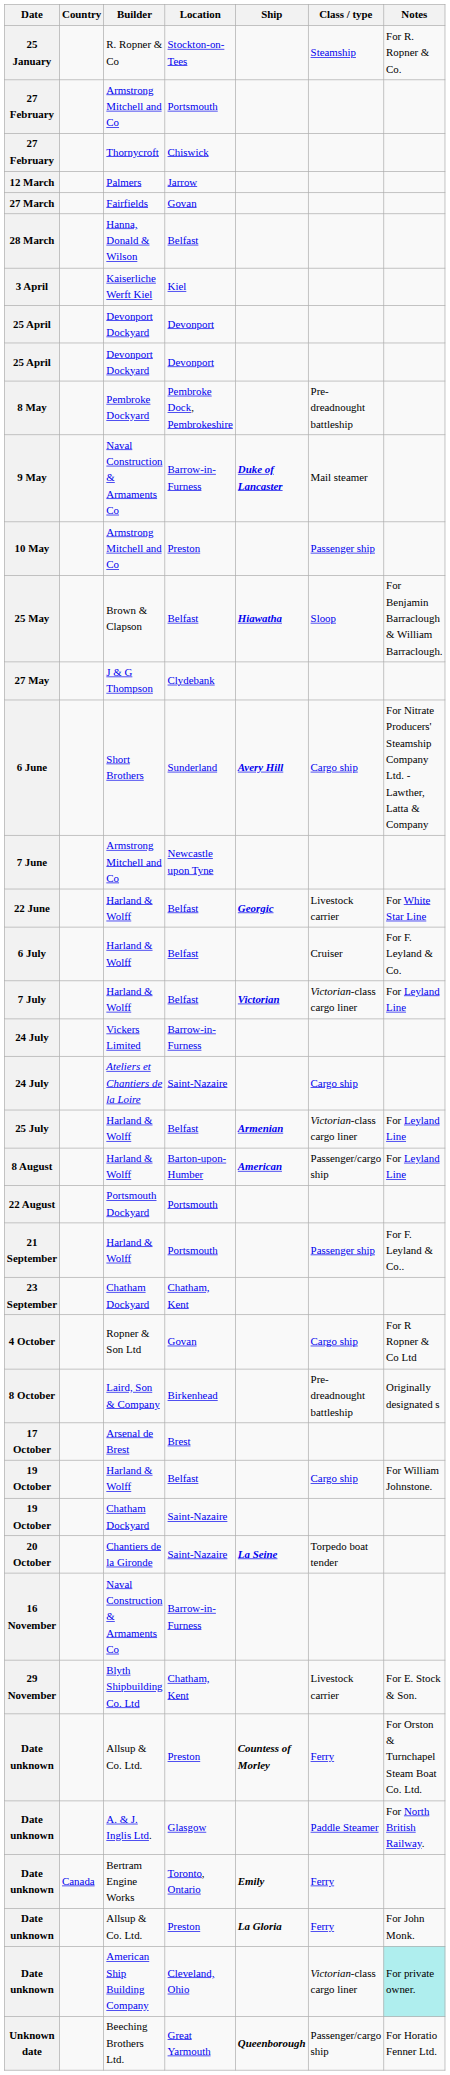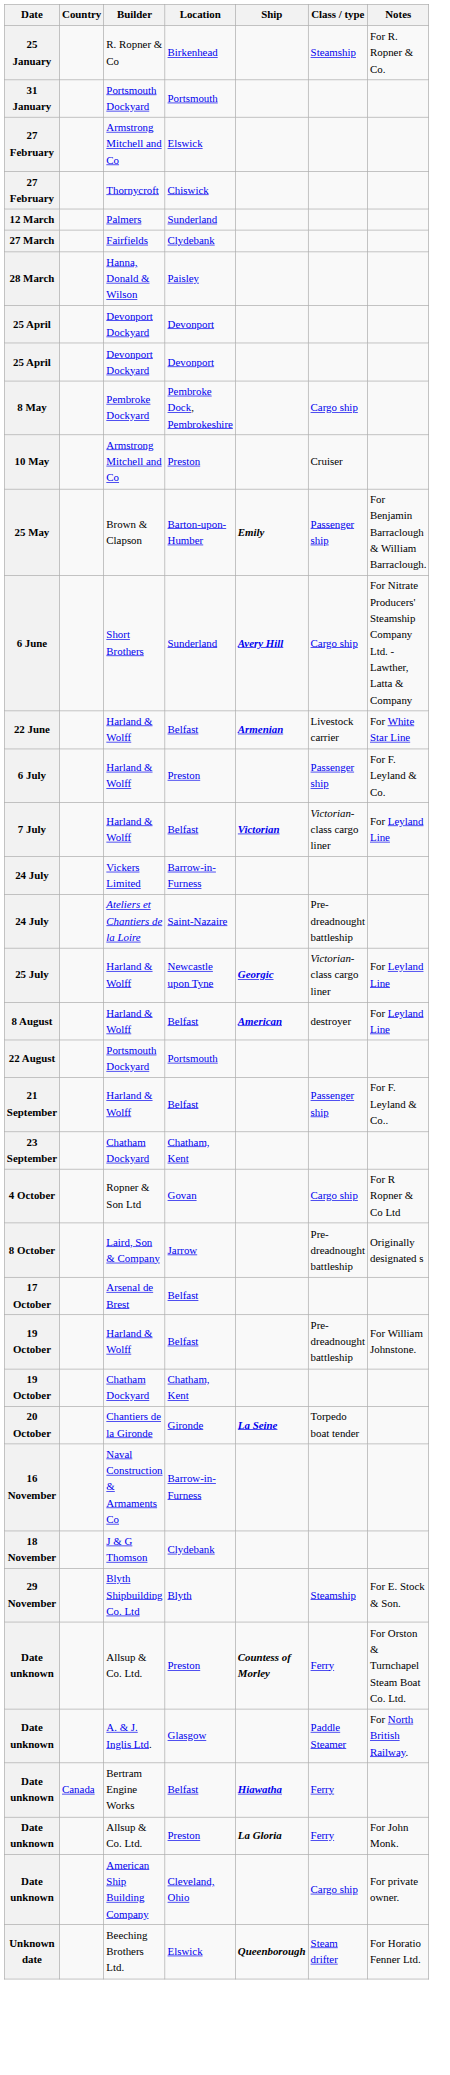(196, 52) Stockton-on-Tees -> (193, 52) Birkenhead
+ row: (32, 98)
(193, 106) Portsmouth -> (185, 144) Elswick
(182, 182) Jarrow -> (192, 219) Sunderland
(182, 203) Govan -> (191, 241) Clydebank
(183, 241) Belfast -> (183, 278) Paisley
- row: (32, 286)
(338, 408) Pre-dreadnought battleship -> (334, 408) Cargo ship
- row: (32, 478)
(343, 548) Passenger ship -> (327, 462) Cruiser
(183, 618) Belfast -> (197, 532) Barton-upon-Humber
(260, 618) Hiawatha -> (251, 532) Emily
(323, 618) Sloop -> (332, 532) Passenger ship
- row: (32, 681)
- row: (32, 862)
(256, 908) Georgic -> (261, 730) Armenian
(183, 954) Belfast -> (184, 775) Preston
(327, 954) Cruiser -> (332, 775) Passenger ship
(334, 1083) Cargo ship -> (338, 921) Pre-dreadnought battleship
(183, 1129) Belfast -> (191, 975) Newcastle upon Tyne
(261, 1129) Armenian -> (256, 975) Georgic
(197, 1166) Barton-upon-Humber -> (183, 1021) Belfast
(346, 1166) Passenger/cargo ship -> (331, 1021) destroyer
(193, 1250) Portsmouth -> (183, 1104) Belfast
(193, 1395) Birkenhead -> (182, 1250) Jarrow
(179, 1441) Brest -> (183, 1296) Belfast
(334, 1479) Cargo ship -> (338, 1341) Pre-dreadnought battleship
(197, 1517) Saint-Nazaire -> (189, 1387) Chatham, Kent
(197, 1554) Saint-Nazaire -> (185, 1425) Gironde
+ row: (32, 1549)
(189, 1687) Chatham, Kent -> (180, 1595) Blyth
(332, 1687) Livestock carrier -> (333, 1595) Steamship
(186, 1881) Toronto, Ontario -> (183, 1790) Belfast
(251, 1881) Emily -> (260, 1790) Hiawatha
(343, 1981) Victorian-class cargo liner -> (334, 1889) Cargo ship
(410, 1981) paleturquoise background -> (394, 1889) no background
(189, 2043) Great Yarmouth -> (185, 1951) Elswick
(346, 2043) Passenger/cargo ship -> (324, 1951) Steam drifter
